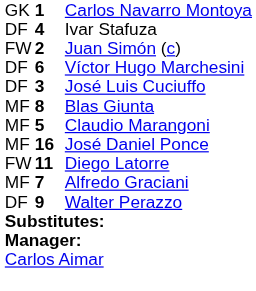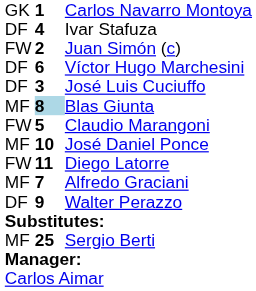(40, 106) no background -> (40, 106) lightblue background
(17, 125) MF -> (18, 125) FW
(44, 144) 16 -> (44, 144) 10
+ row: (110, 240)
